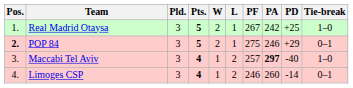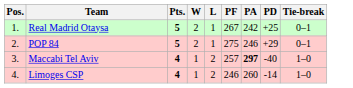- column: (178, 12)
(325, 28) 1–0 -> (303, 28) 0–1
(15, 43) bold -> (15, 43) normal
(325, 75) 0–1 -> (303, 75) 1–0
